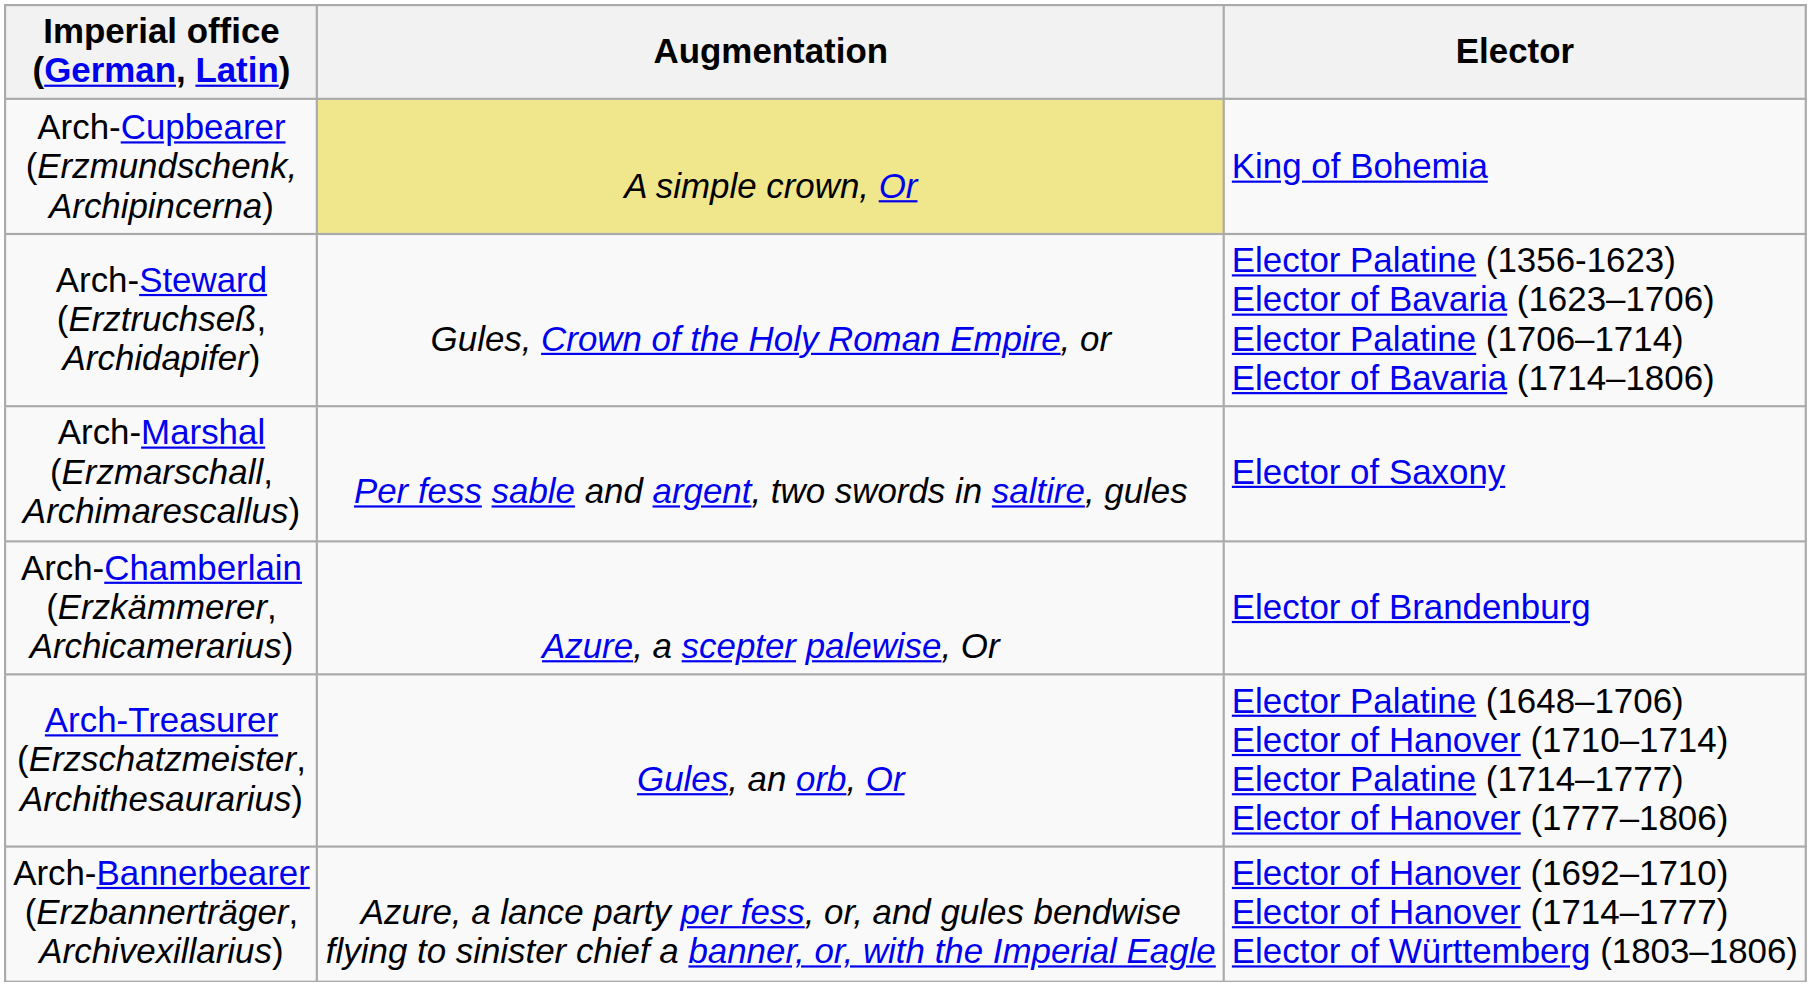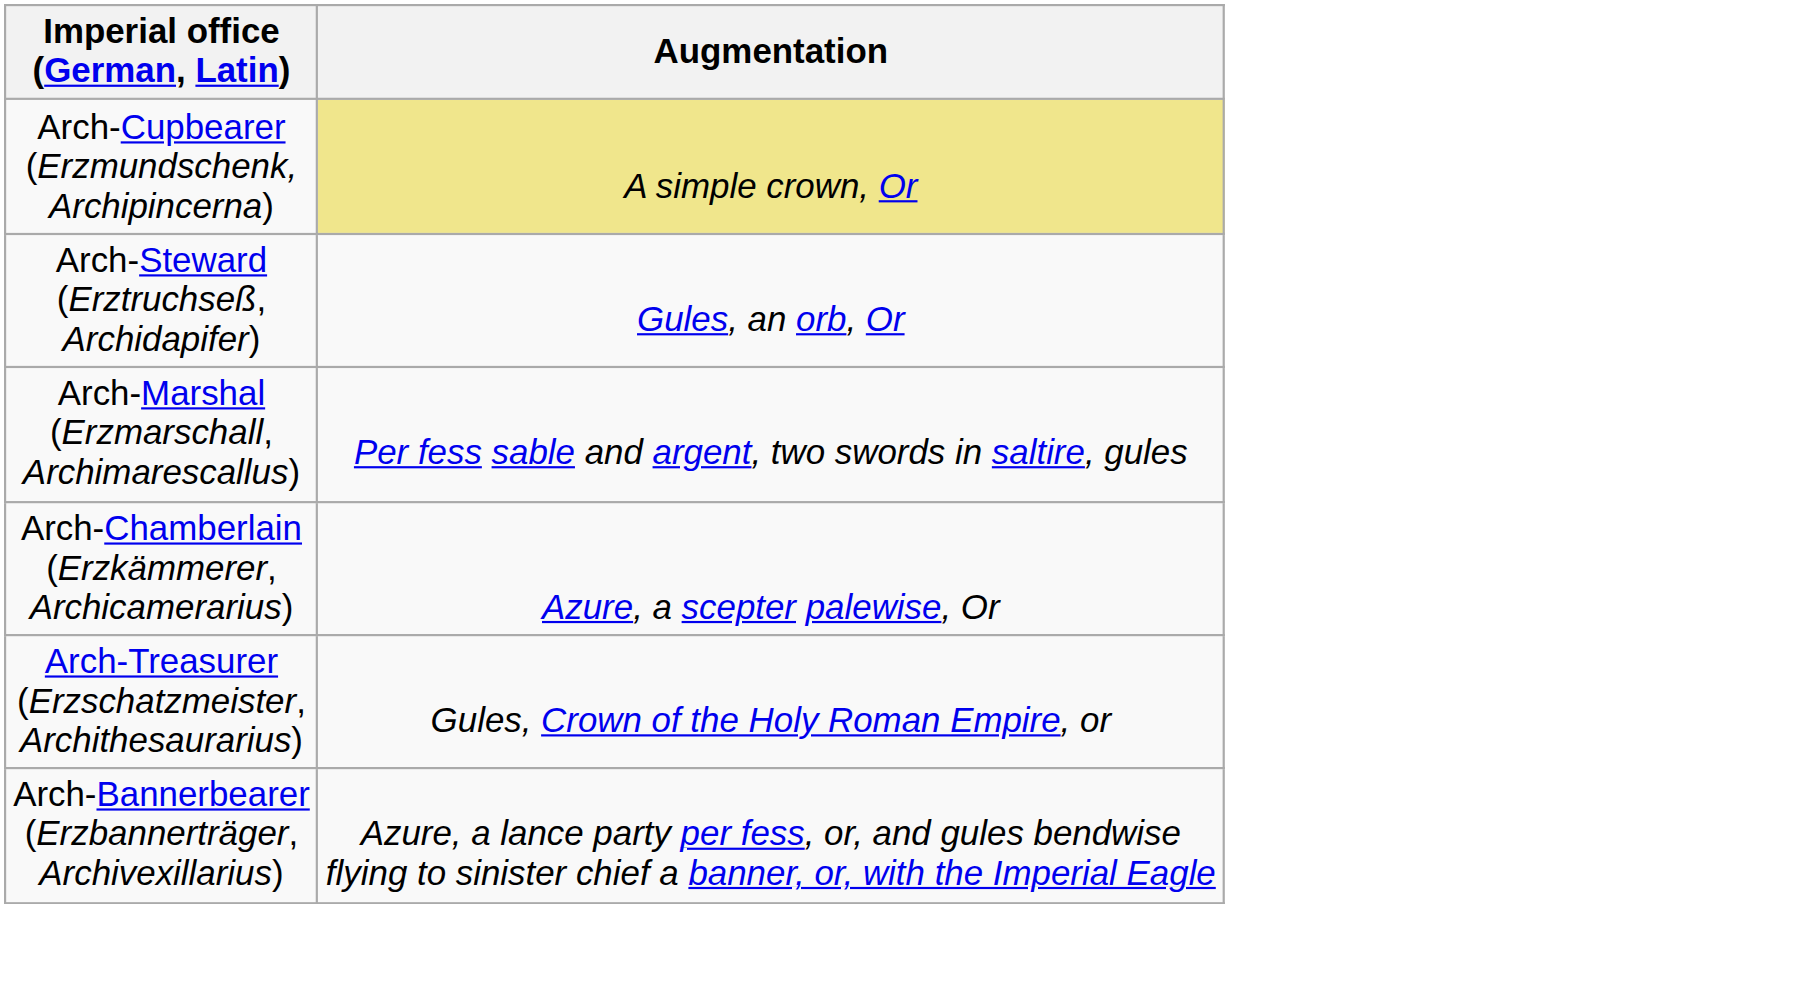- column: (1515, 51)
(771, 338) Gules, Crown of the Holy Roman Empire, or -> (771, 319) Gules, an orb, Or
(771, 779) Gules, an orb, Or -> (771, 720) Gules, Crown of the Holy Roman Empire, or
